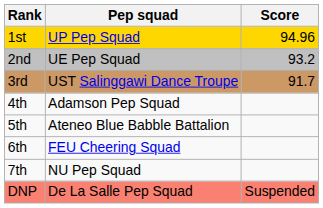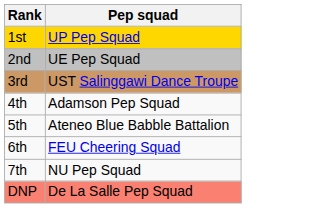- column: (280, 15)
